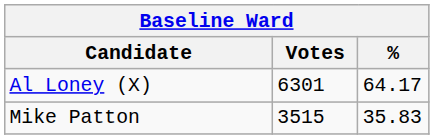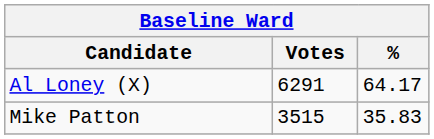(301, 85) 6301 -> (301, 85) 6291
